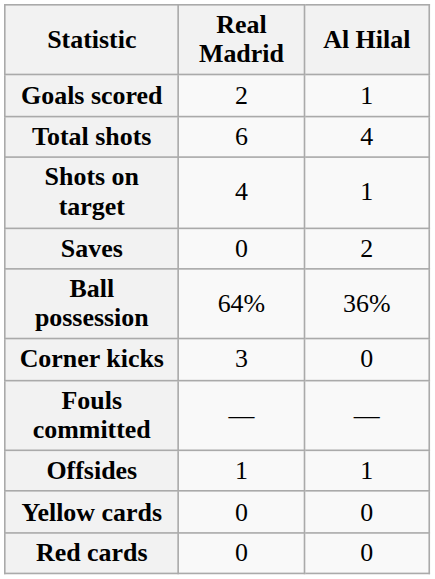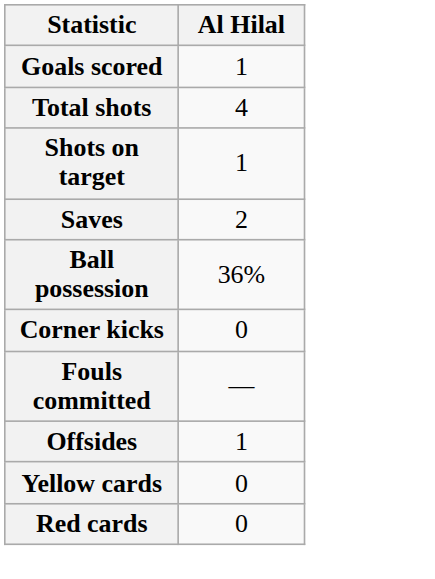- column: (241, 39)
